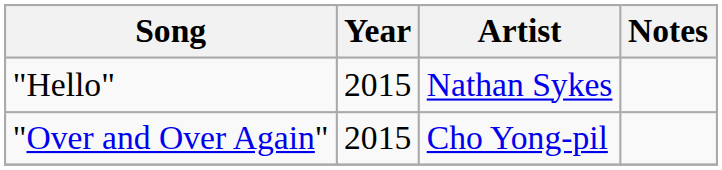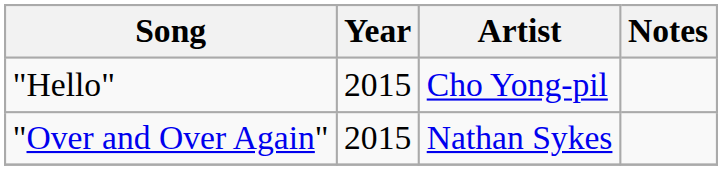(520, 84) Nathan Sykes -> (517, 84) Cho Yong-pil
(517, 137) Cho Yong-pil -> (520, 137) Nathan Sykes
